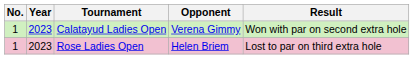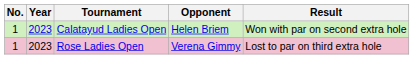(206, 29) Verena Gimmy -> (200, 29) Helen Briem
(200, 46) Helen Briem -> (206, 46) Verena Gimmy
